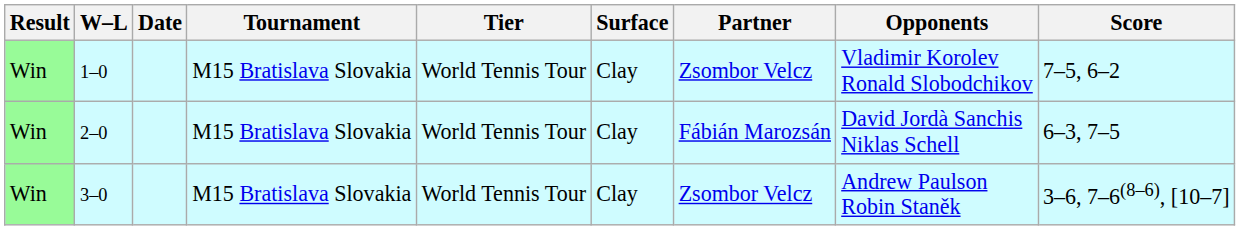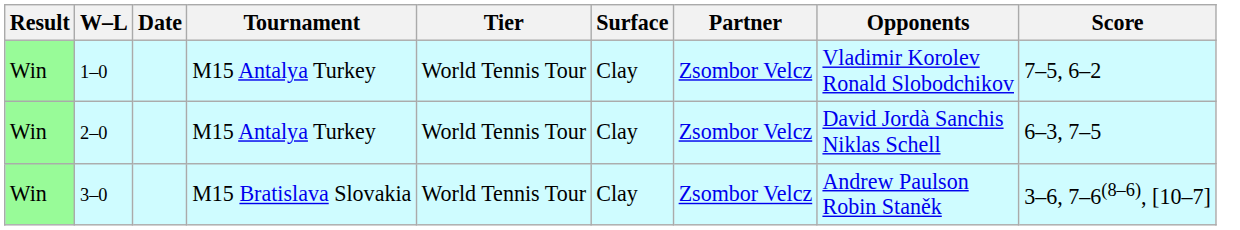(302, 70) M15 Bratislava Slovakia -> (284, 70) M15 Antalya Turkey
(302, 131) M15 Bratislava Slovakia -> (284, 131) M15 Antalya Turkey
(755, 131) Fábián Marozsán -> (745, 131) Zsombor Velcz
